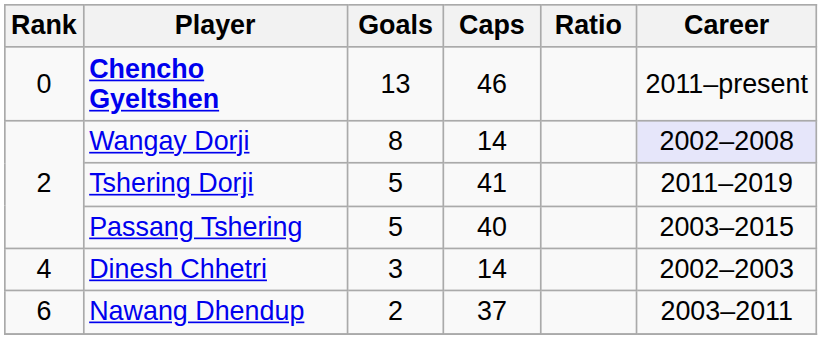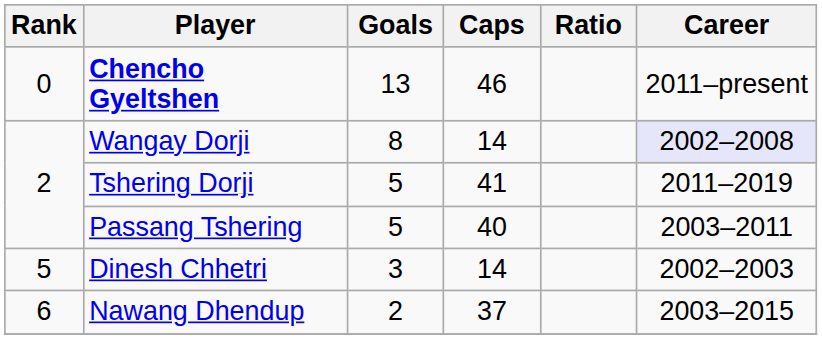(727, 226) 2003–2015 -> (727, 226) 2003–2011
(44, 269) 4 -> (44, 269) 5
(727, 311) 2003–2011 -> (727, 311) 2003–2015
